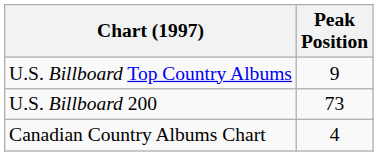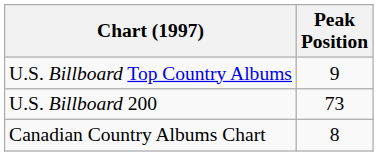(335, 134) 4 -> (335, 134) 8
